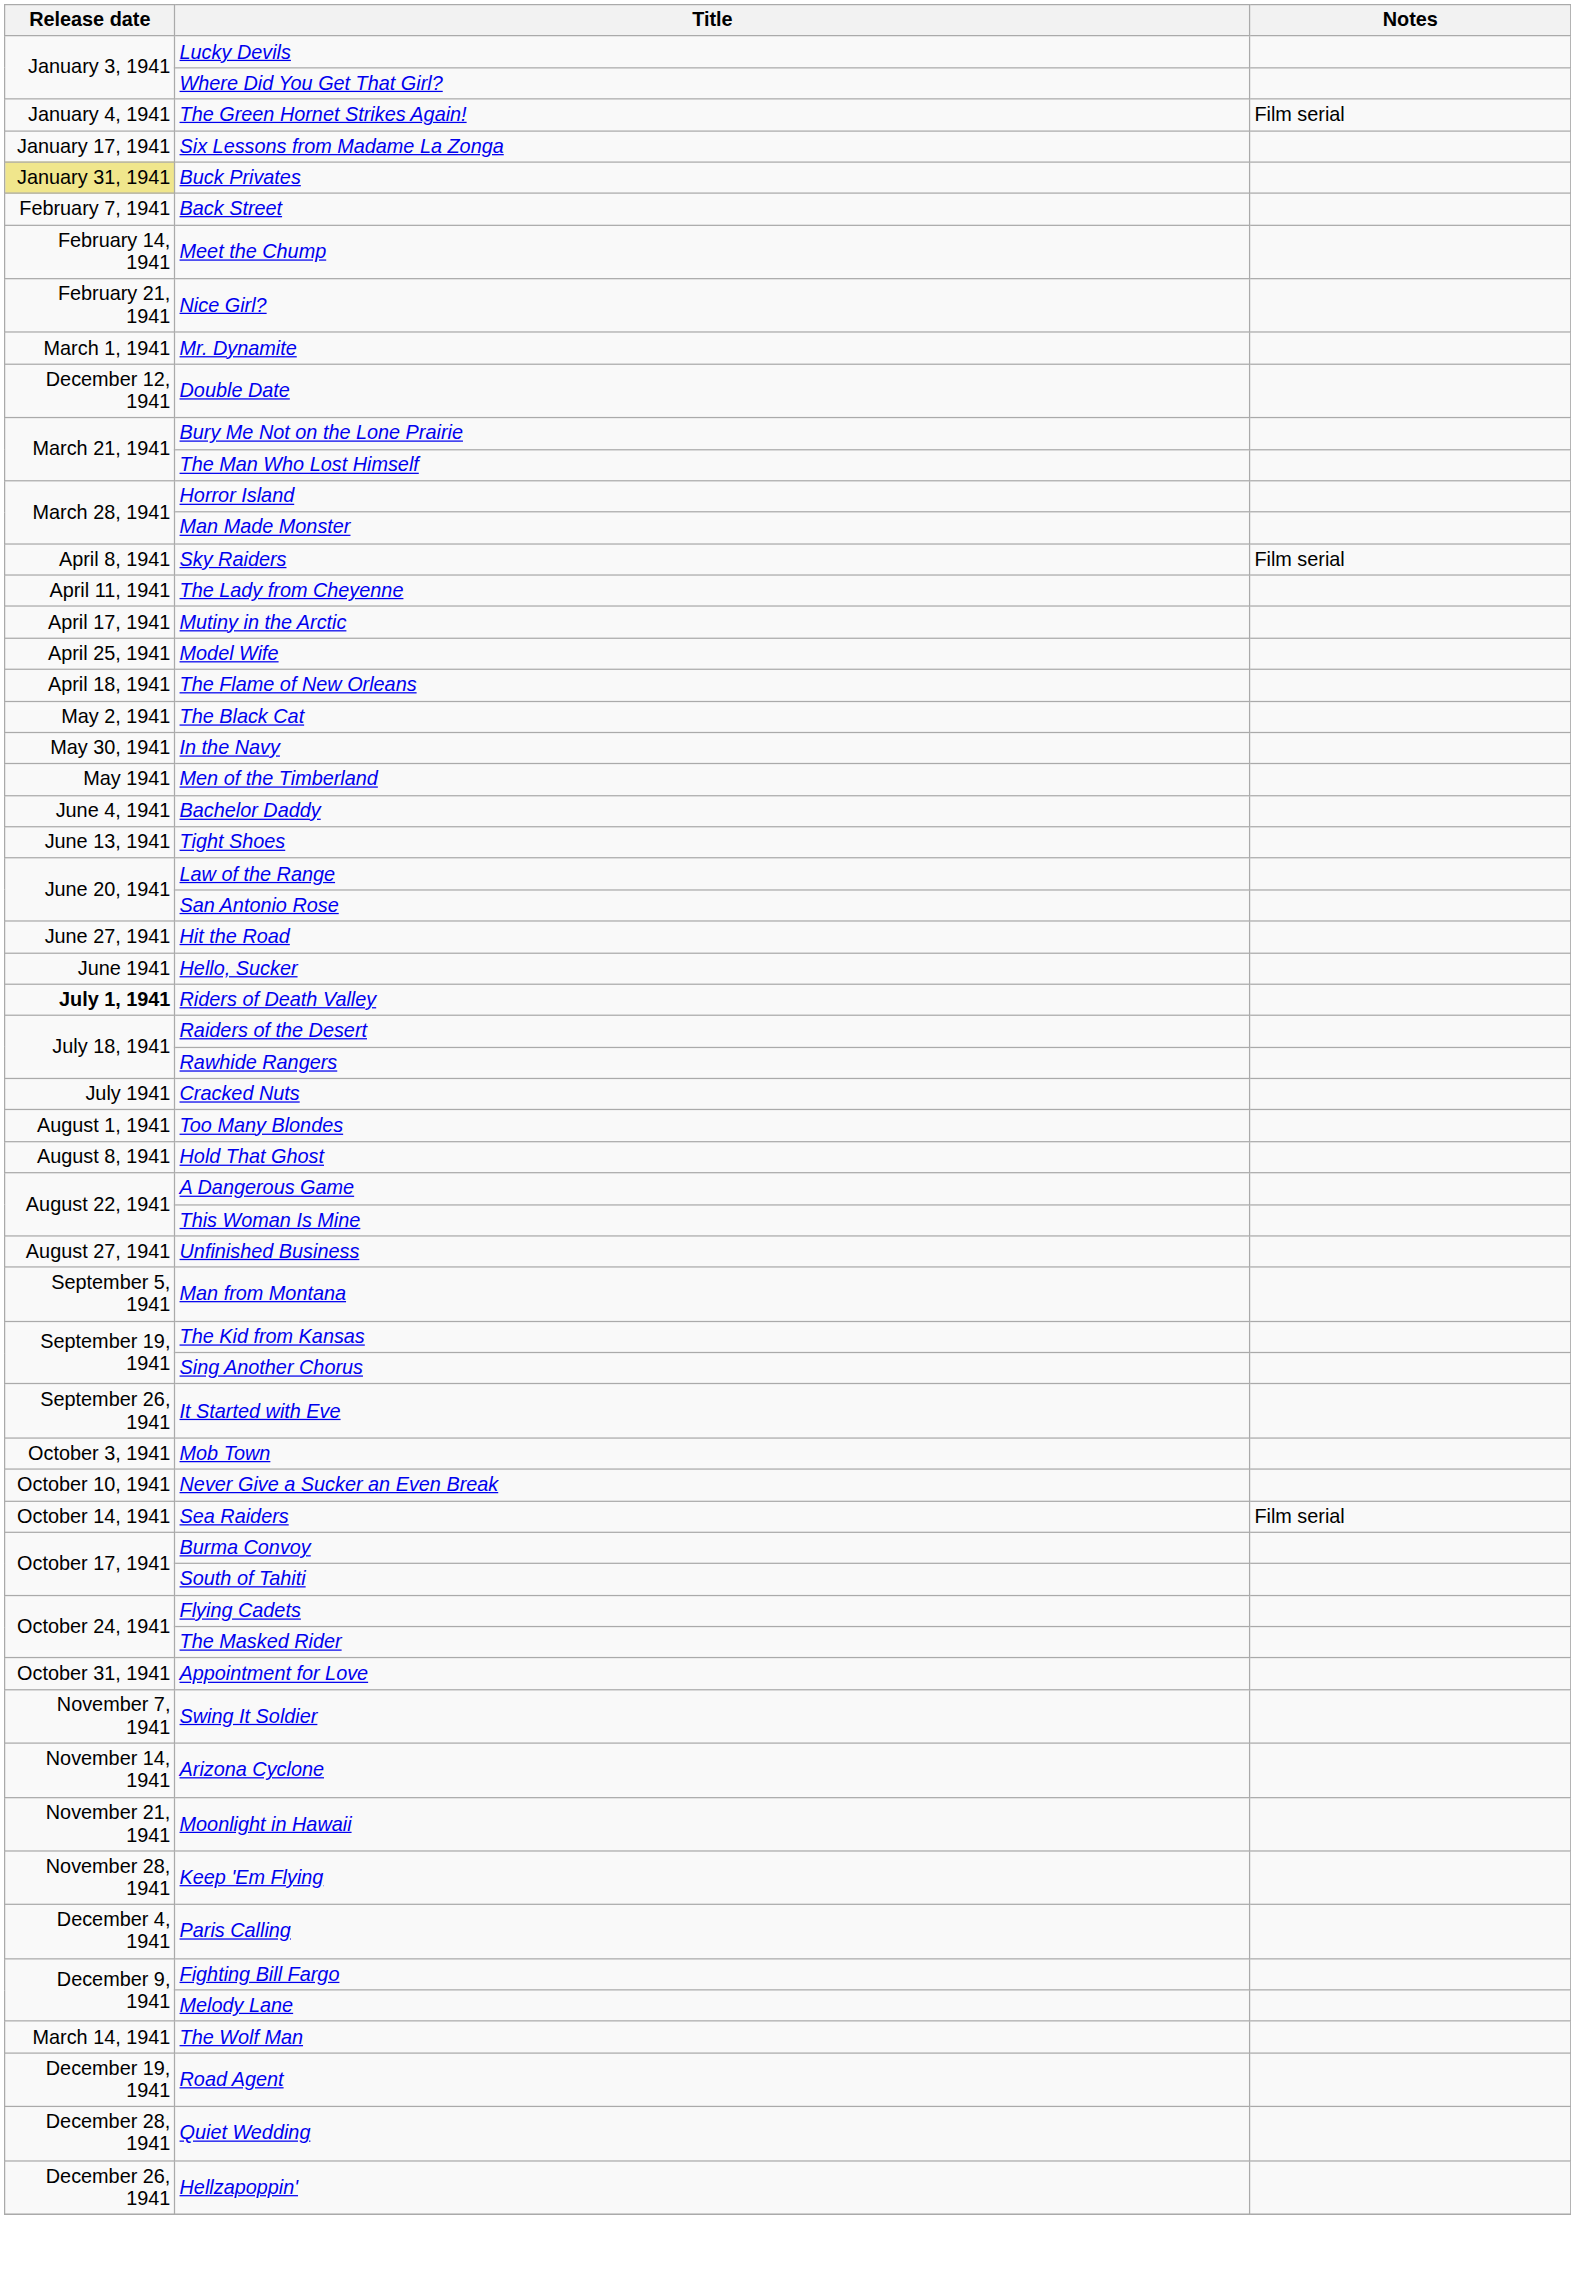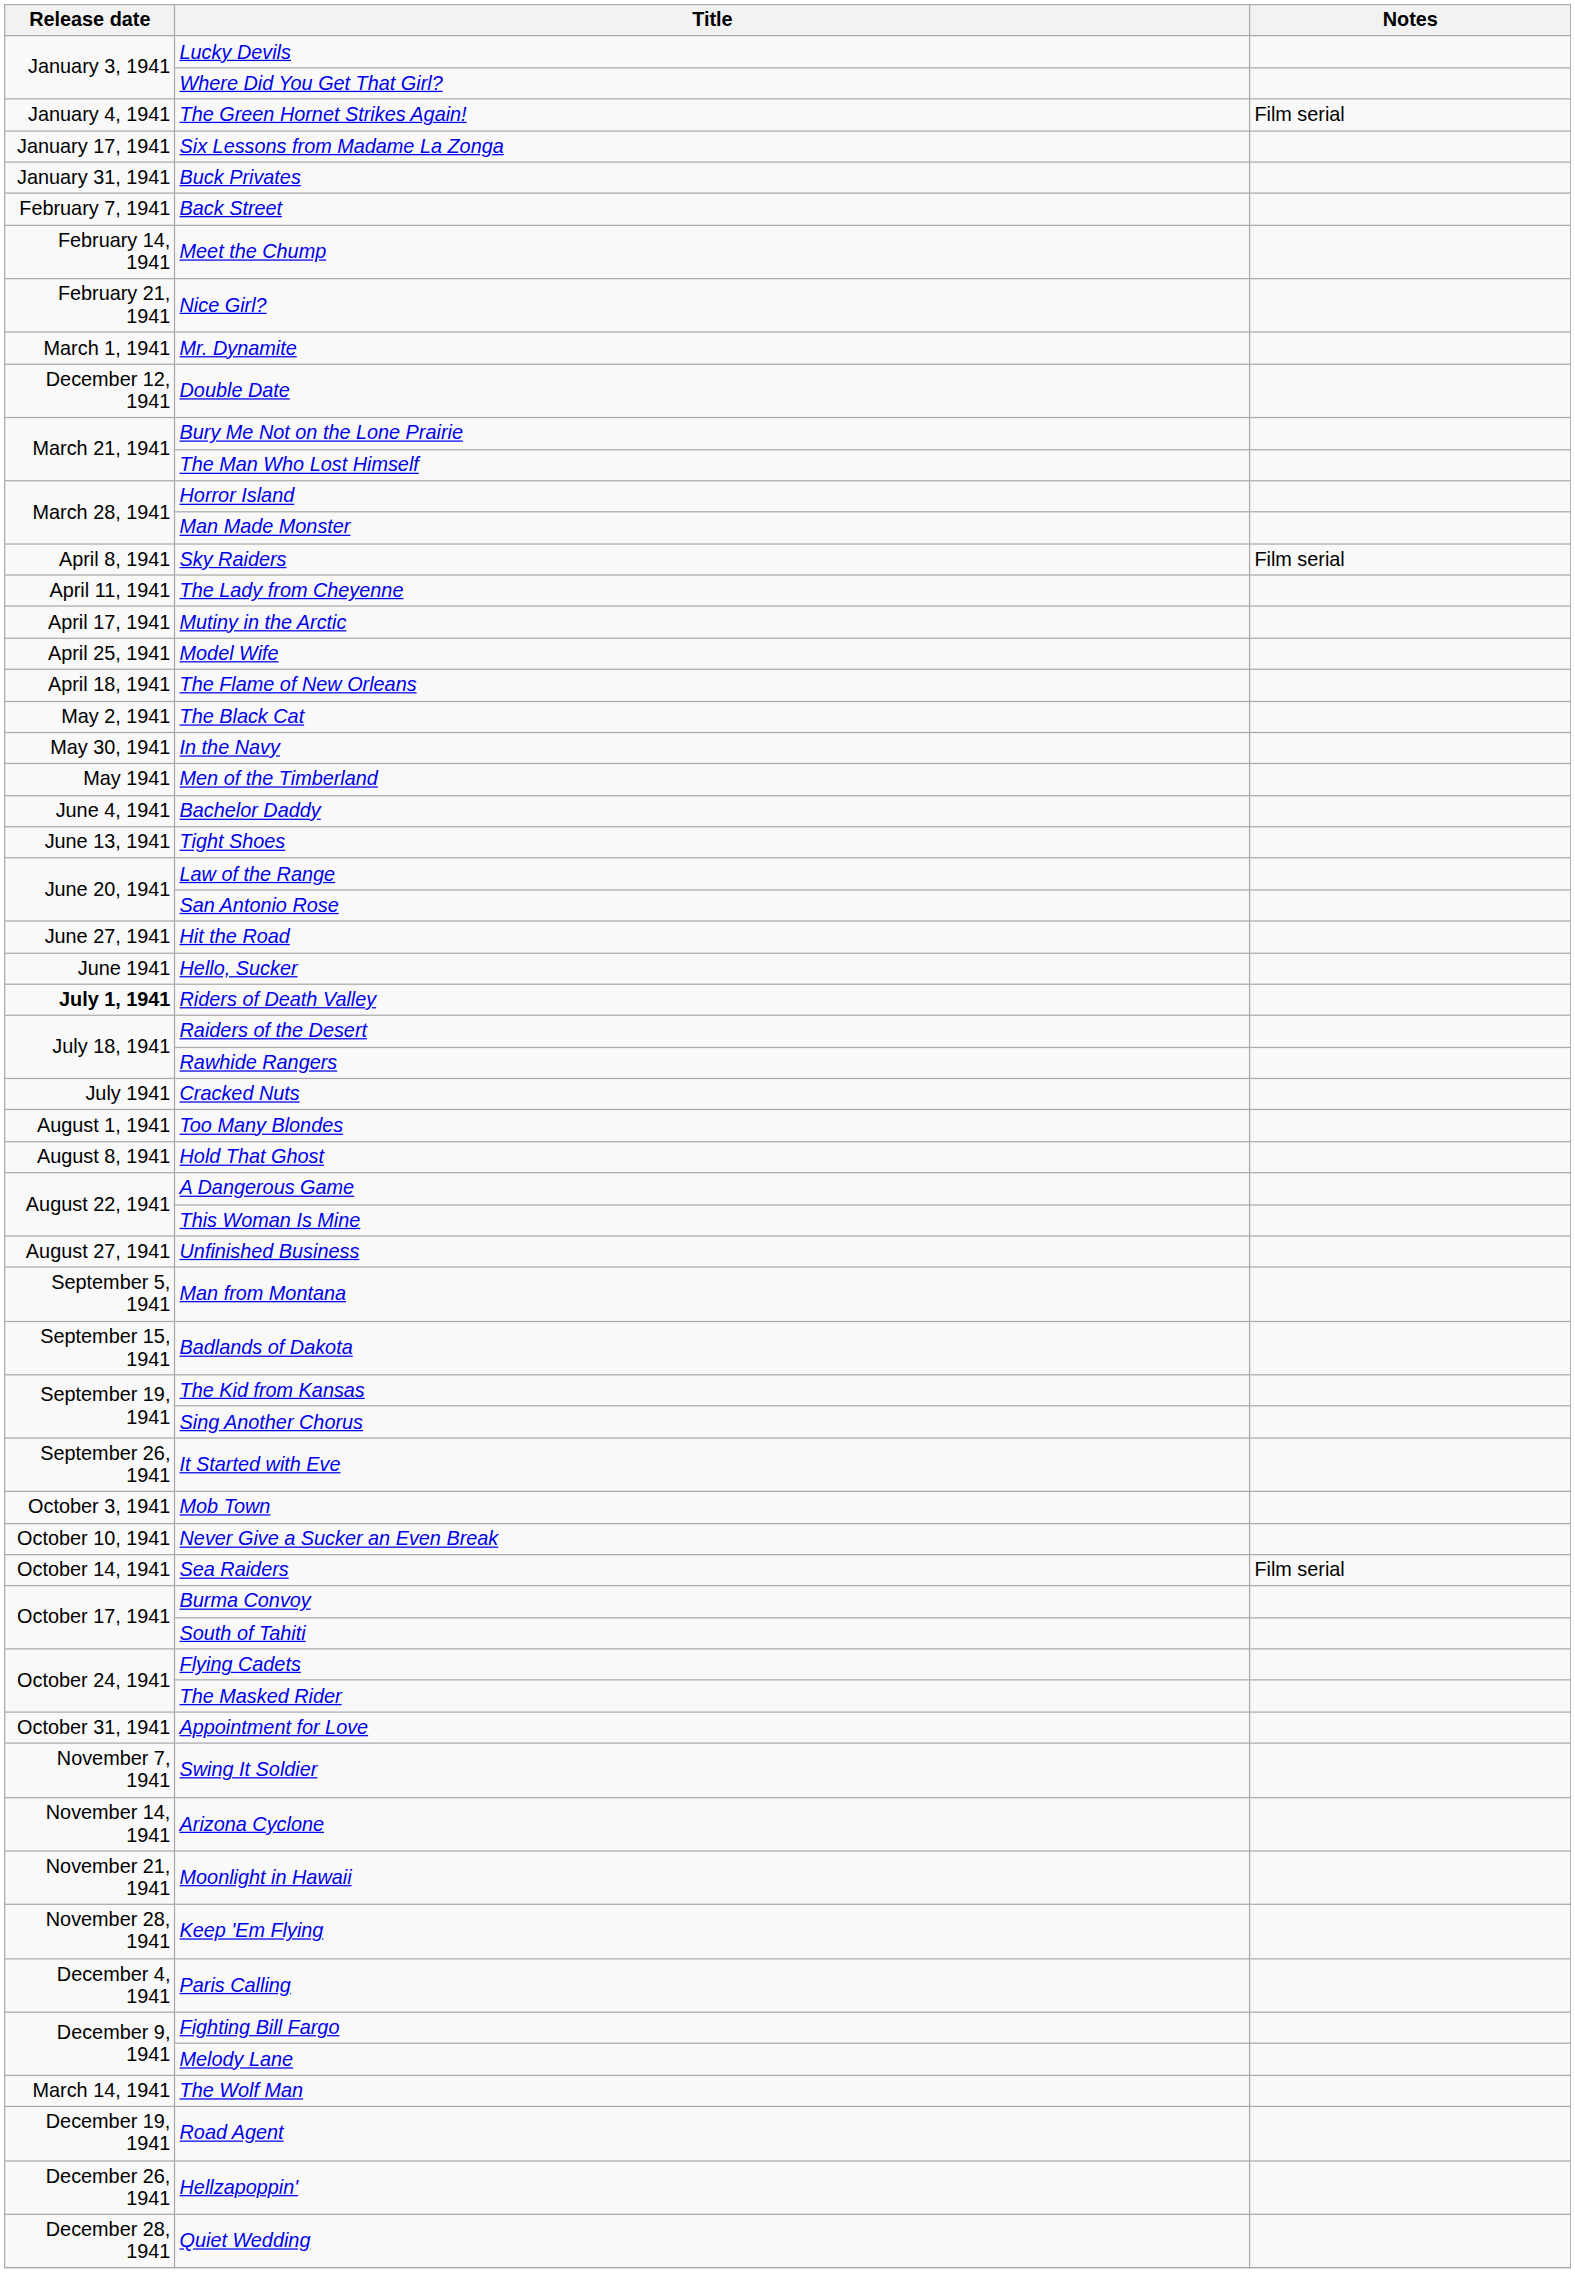(94, 177) khaki background -> (94, 177) no background
+ row: (266, 1347)
rows swapped: (239, 2187) <-> (245, 2133)
